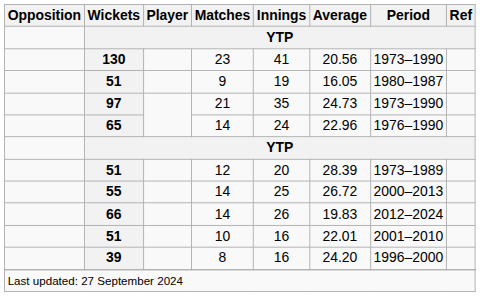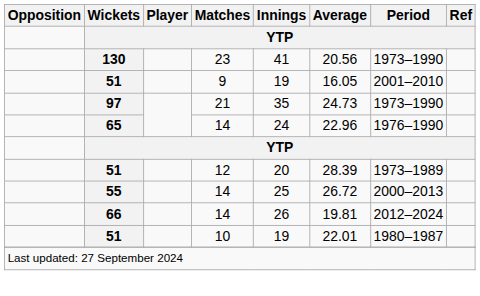(408, 81) 1980–1987 -> (408, 81) 2001–2010
(340, 214) 19.83 -> (340, 214) 19.81
(282, 236) 16 -> (282, 236) 19
(408, 236) 2001–2010 -> (408, 236) 1980–1987
- row: (114, 258)
